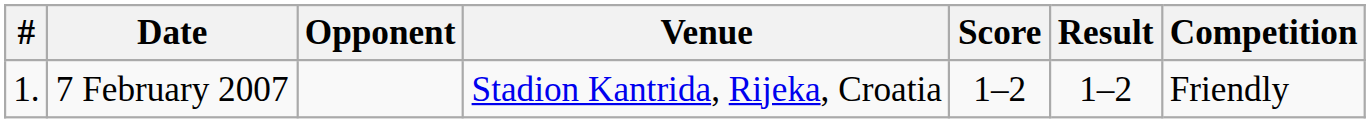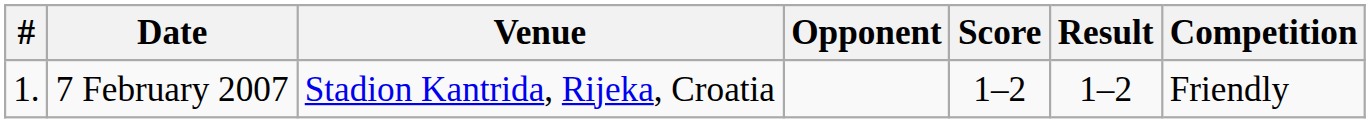columns swapped: (707, 32) <-> (380, 32)
